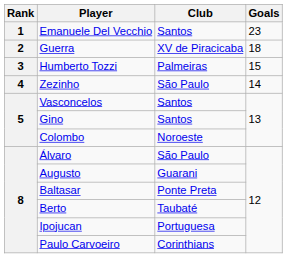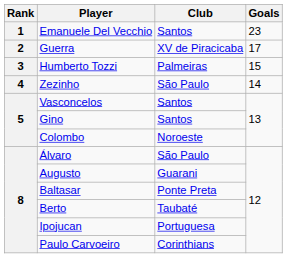(255, 48) 18 -> (255, 48) 17
